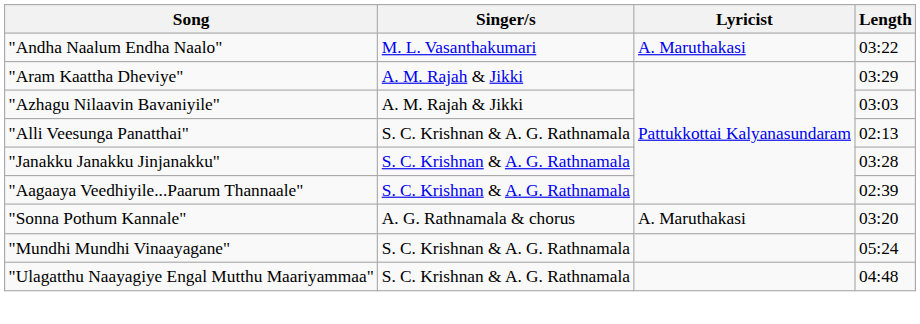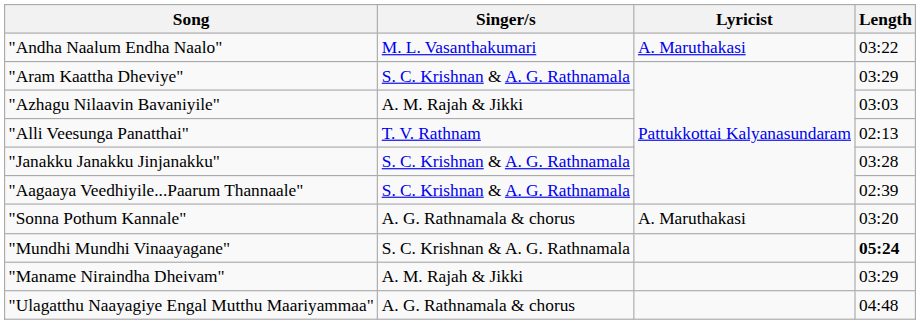(452, 76) A. M. Rajah & Jikki -> (506, 76) S. C. Krishnan & A. G. Rathnamala
(506, 133) S. C. Krishnan & A. G. Rathnamala -> (431, 133) T. V. Rathnam
(879, 247) normal -> (879, 247) bold
+ row: (117, 276)
(506, 276) S. C. Krishnan & A. G. Rathnamala -> (478, 304) A. G. Rathnamala & chorus
